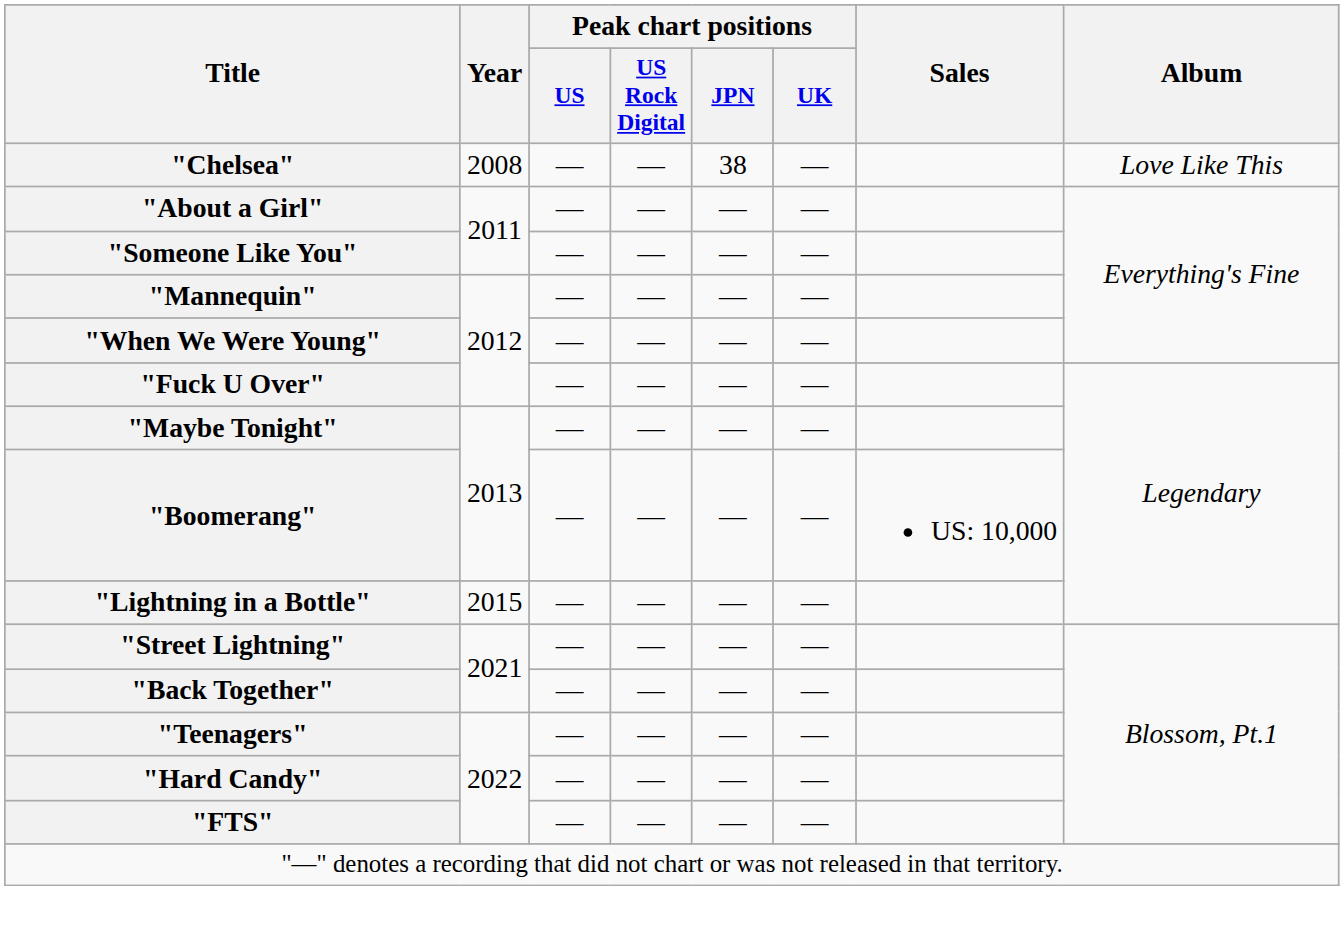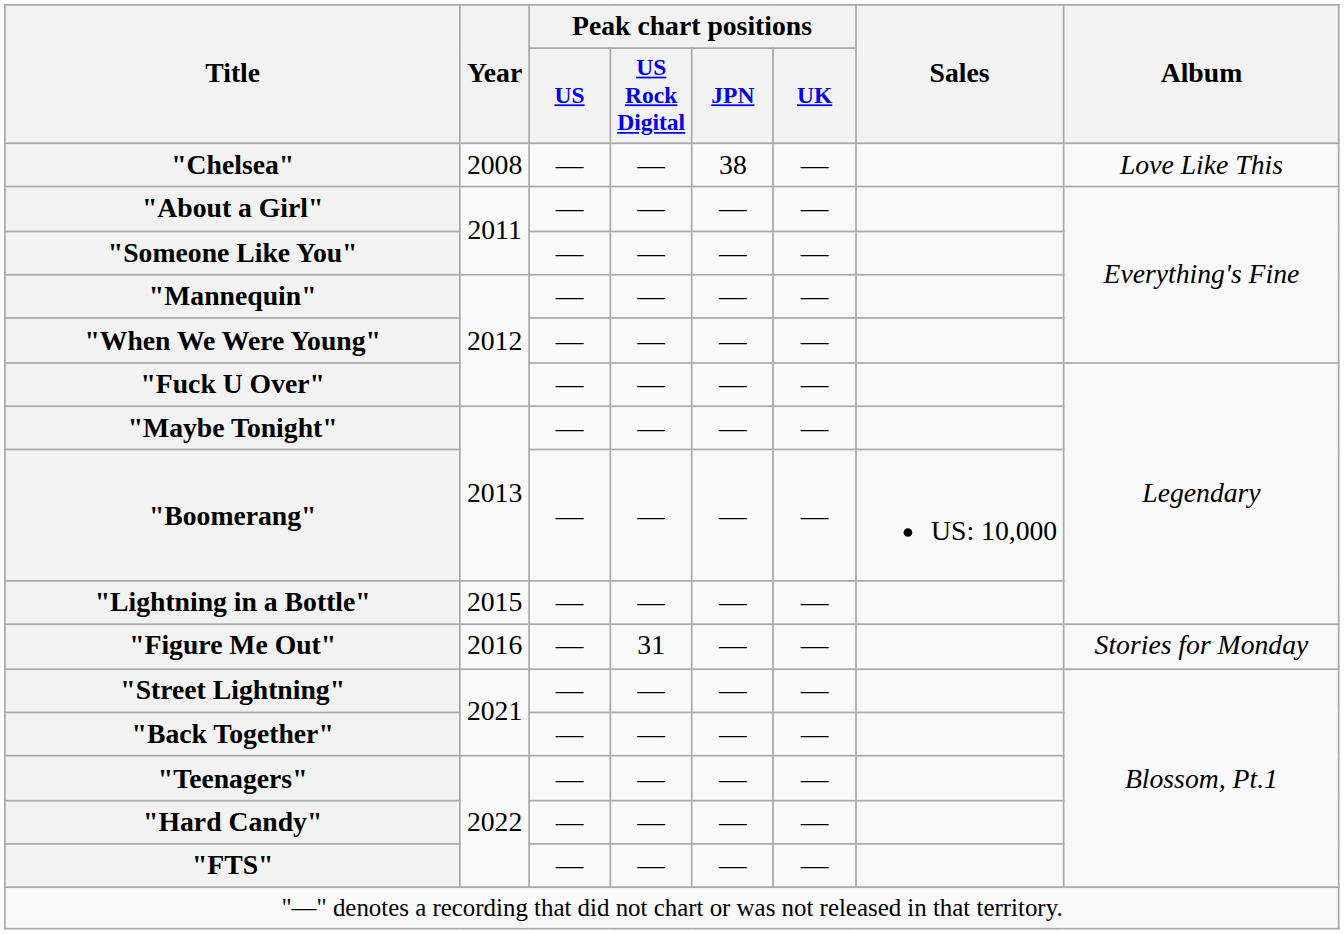+ row: (233, 646)
